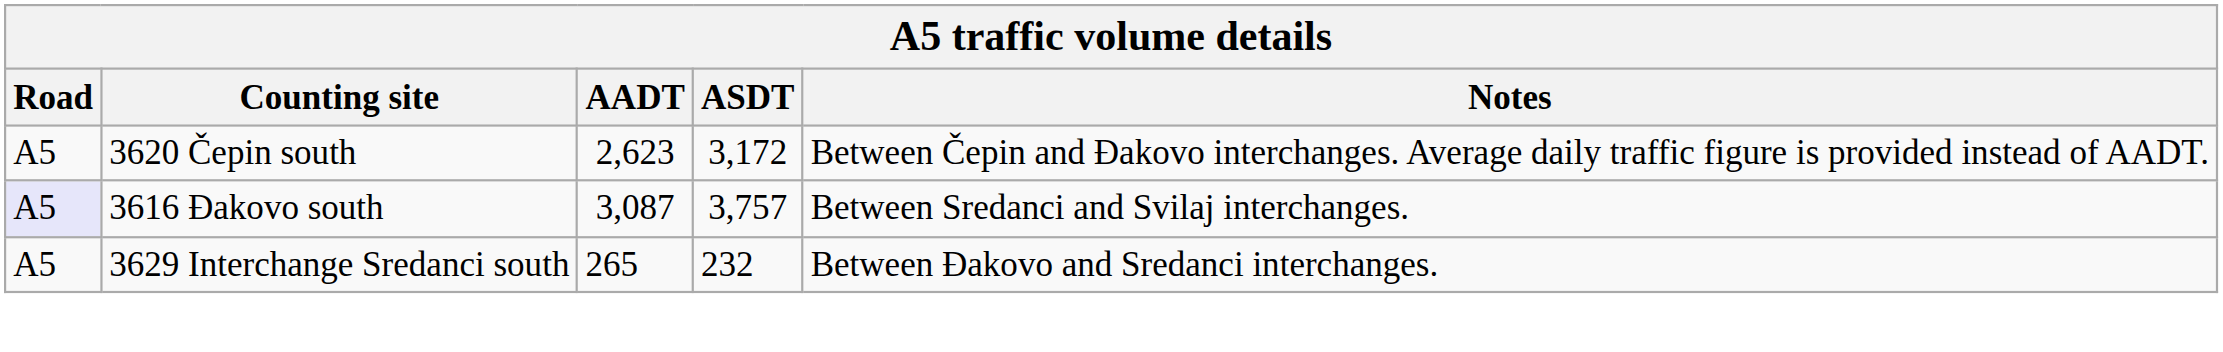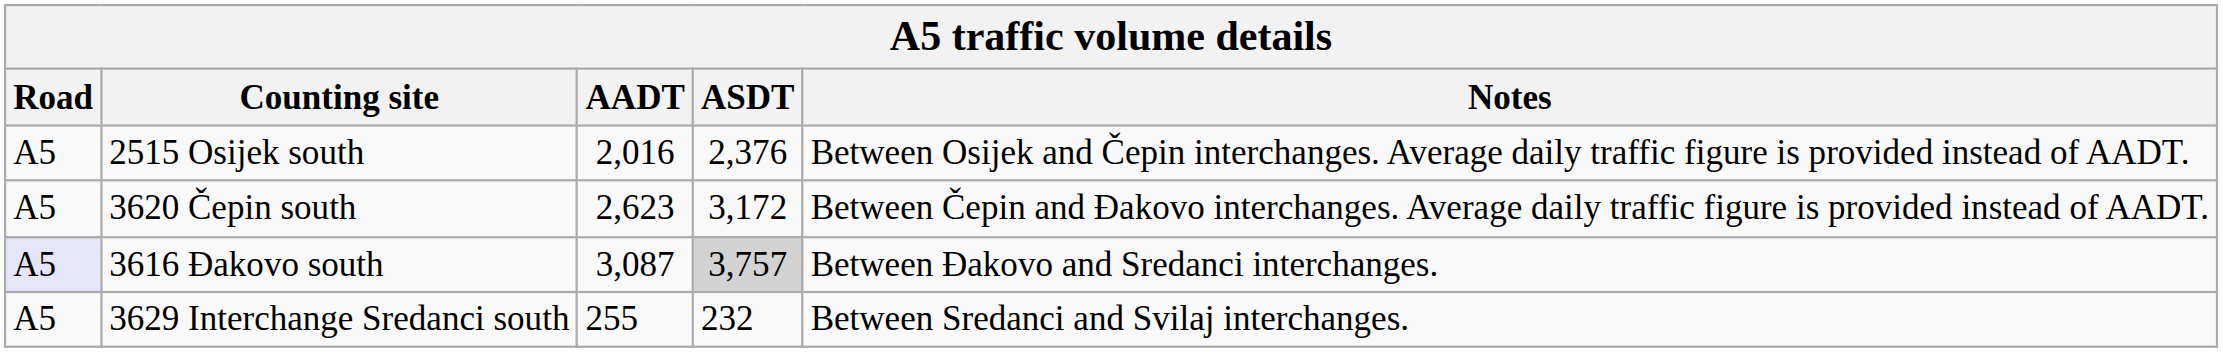+ row: (237, 152)
(748, 207) no background -> (748, 263) lightgrey background
(1110, 207) Between Sredanci and Svilaj interchanges. -> (1124, 263) Between Đakovo and Sredanci interchanges.
(612, 263) 265 -> (612, 318) 255
(1124, 263) Between Đakovo and Sredanci interchanges. -> (1110, 318) Between Sredanci and Svilaj interchanges.
